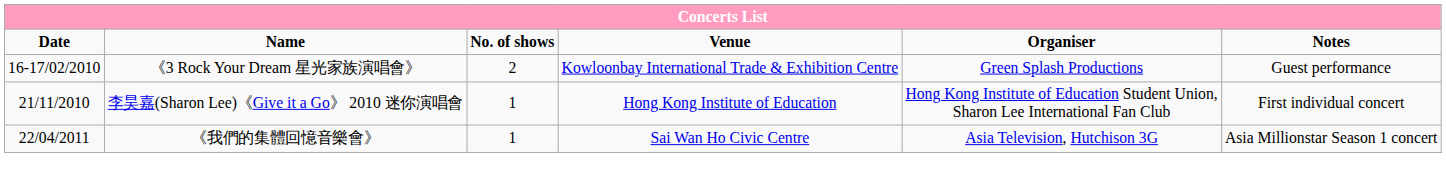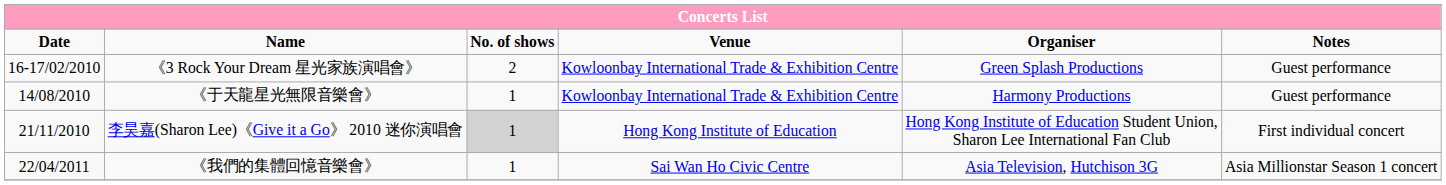+ row: (285, 95)
(512, 103) no background -> (512, 131) lightgrey background
